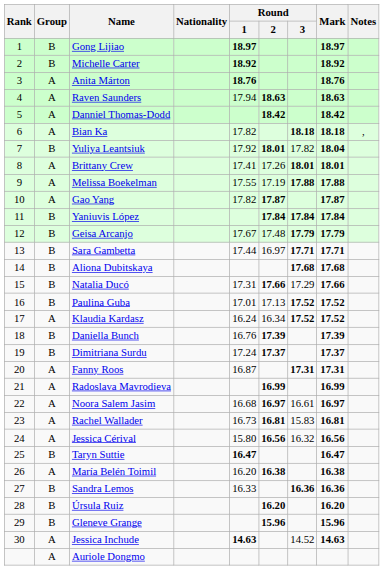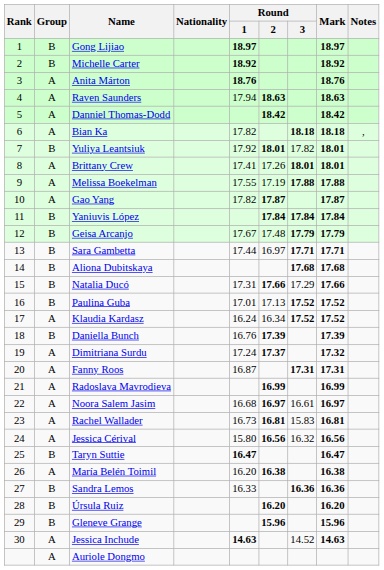(332, 149) 18.04 -> (332, 149) 18.01
(52, 353) B -> (52, 353) A
(332, 353) 17.37 -> (332, 353) 17.32
